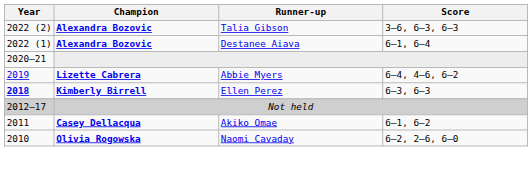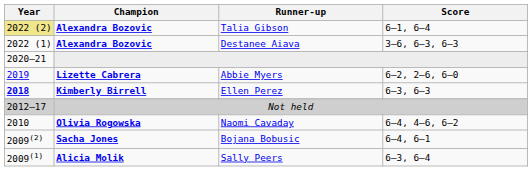(29, 28) no background -> (29, 28) khaki background
(422, 28) 3–6, 6–3, 6–3 -> (408, 28) 6–1, 6–4
(408, 43) 6–1, 6–4 -> (422, 43) 3–6, 6–3, 6–3
(422, 75) 6–4, 4–6, 6–2 -> (422, 75) 6–2, 2–6, 6–0
- row: (249, 122)
(422, 138) 6–2, 2–6, 6–0 -> (422, 122) 6–4, 4–6, 6–2
+ row: (260, 139)
+ row: (252, 157)
